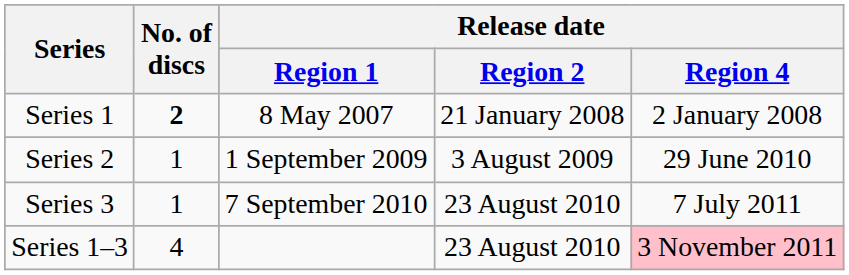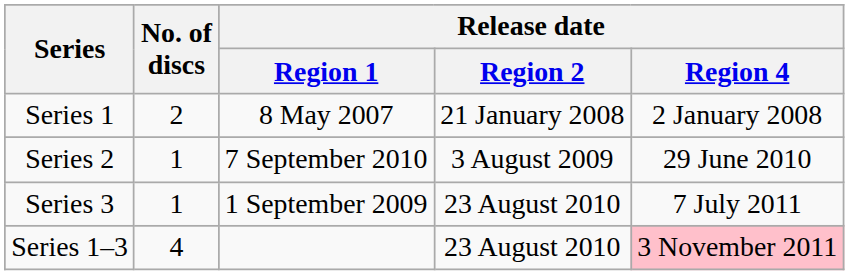(176, 114) bold -> (176, 114) normal
(326, 159) 1 September 2009 -> (326, 159) 7 September 2010
(326, 203) 7 September 2010 -> (326, 203) 1 September 2009
